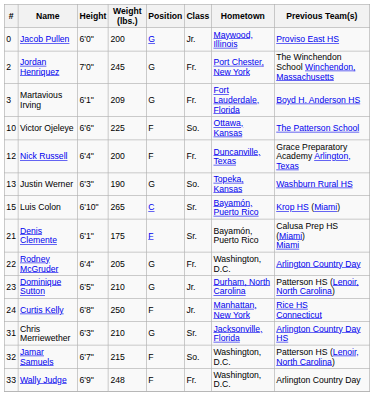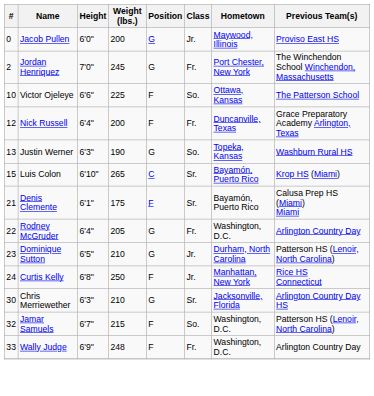- row: (41, 100)
(11, 334) 31 -> (11, 301) 30
